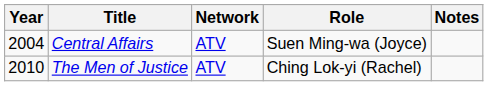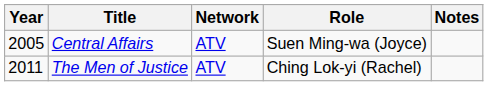(26, 43) 2004 -> (26, 43) 2005
(26, 69) 2010 -> (26, 69) 2011
